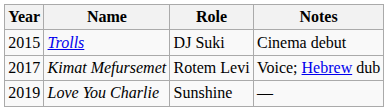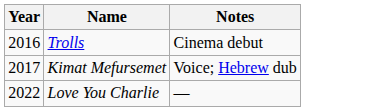- column: (212, 17)
(24, 42) 2015 -> (24, 42) 2016
(24, 93) 2019 -> (24, 93) 2022
